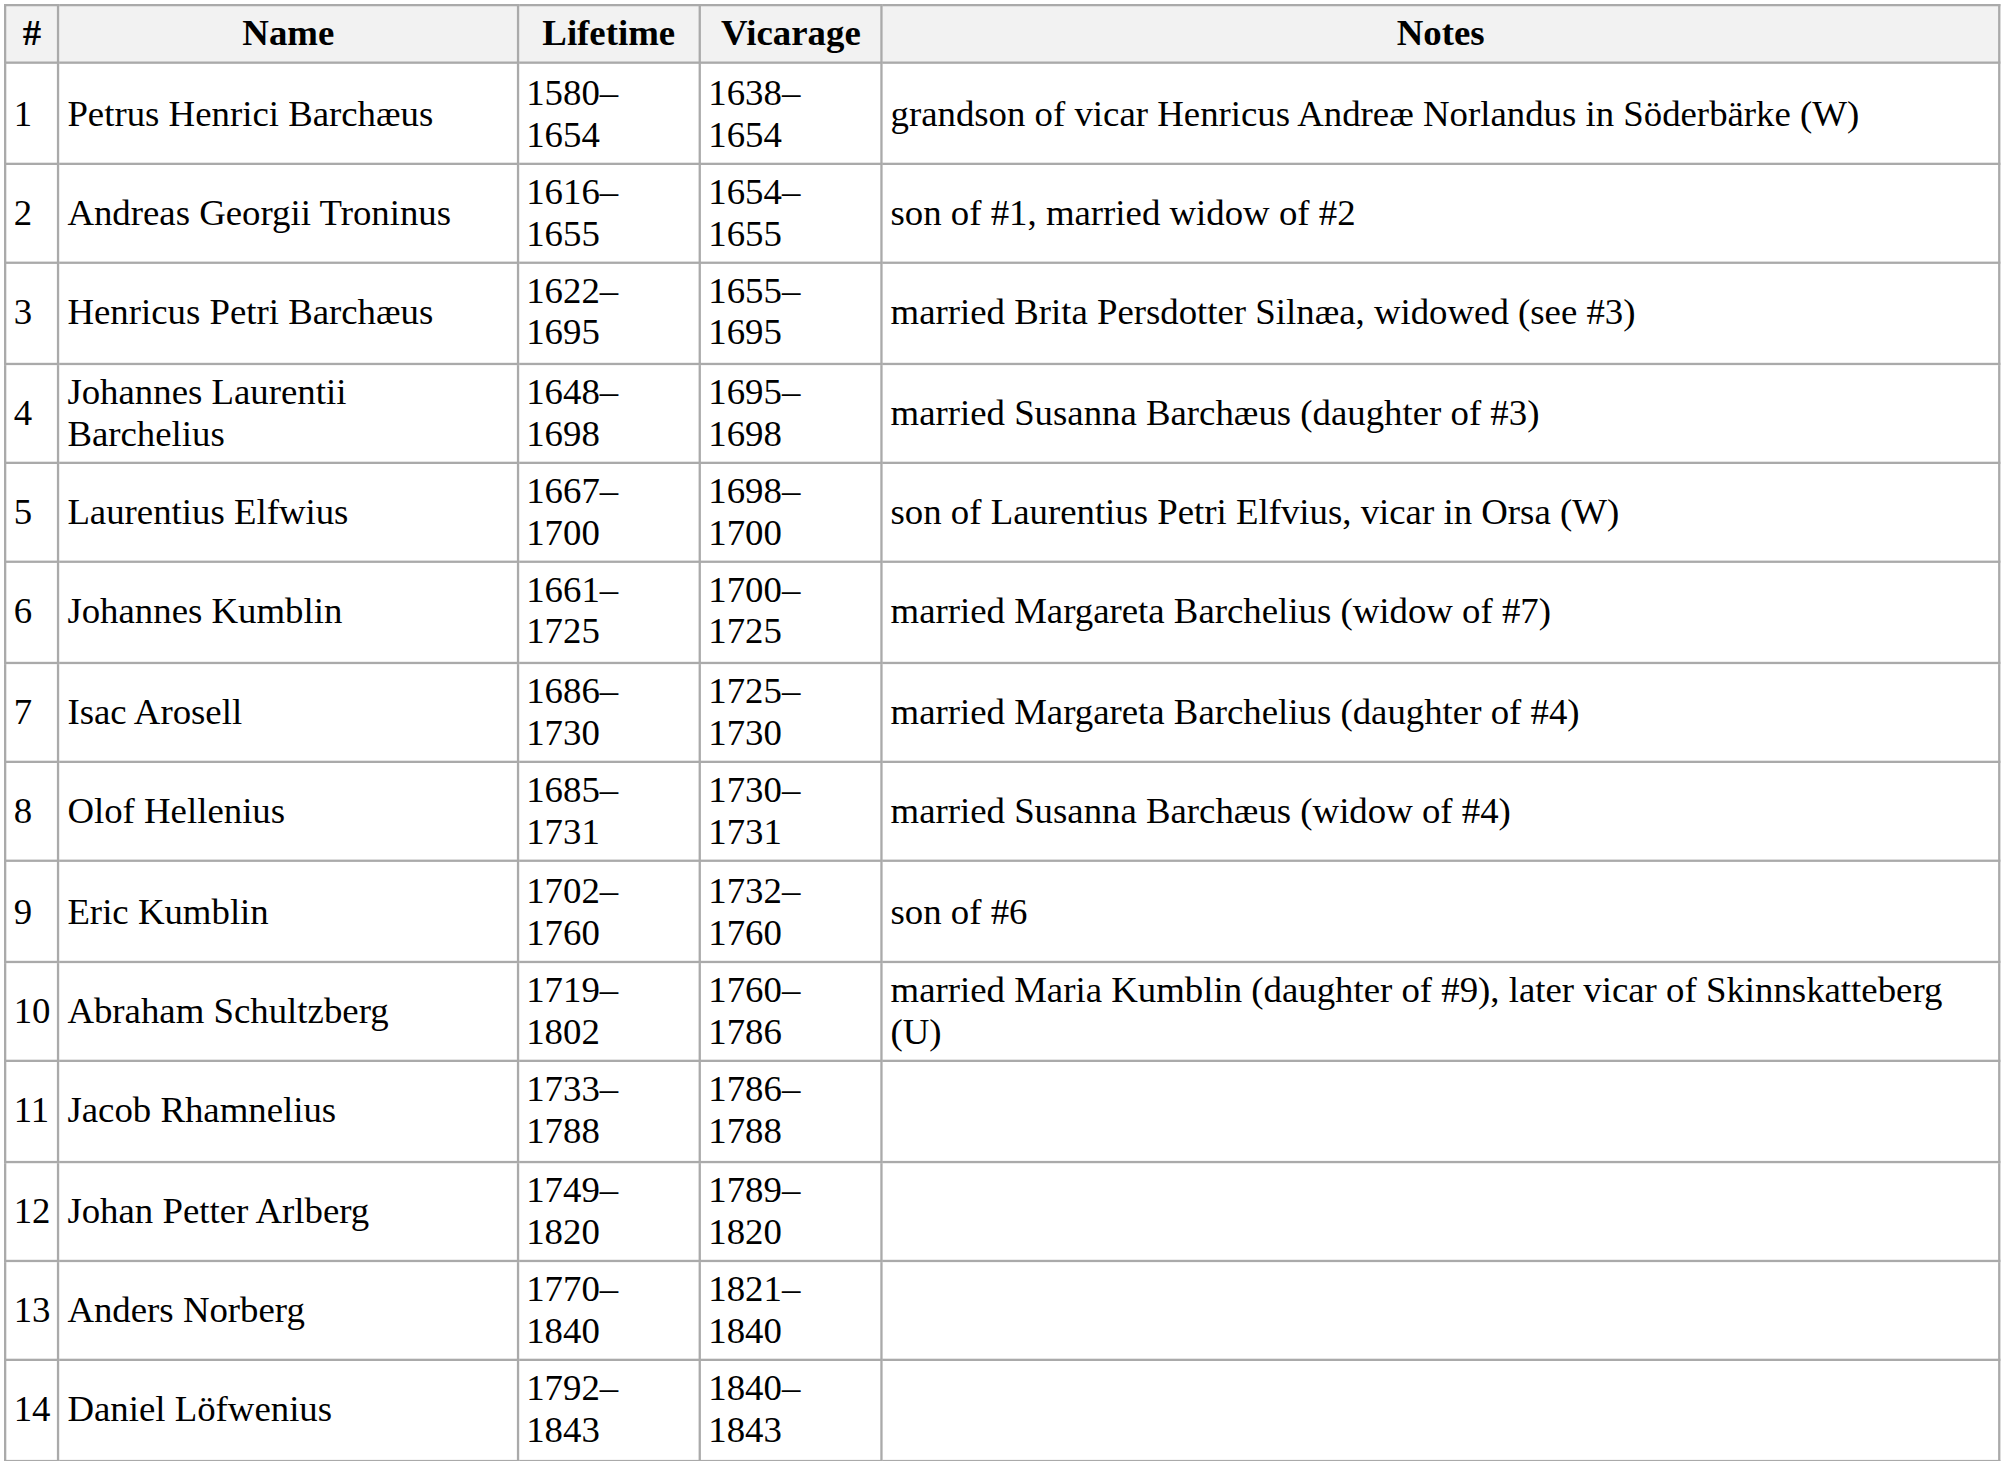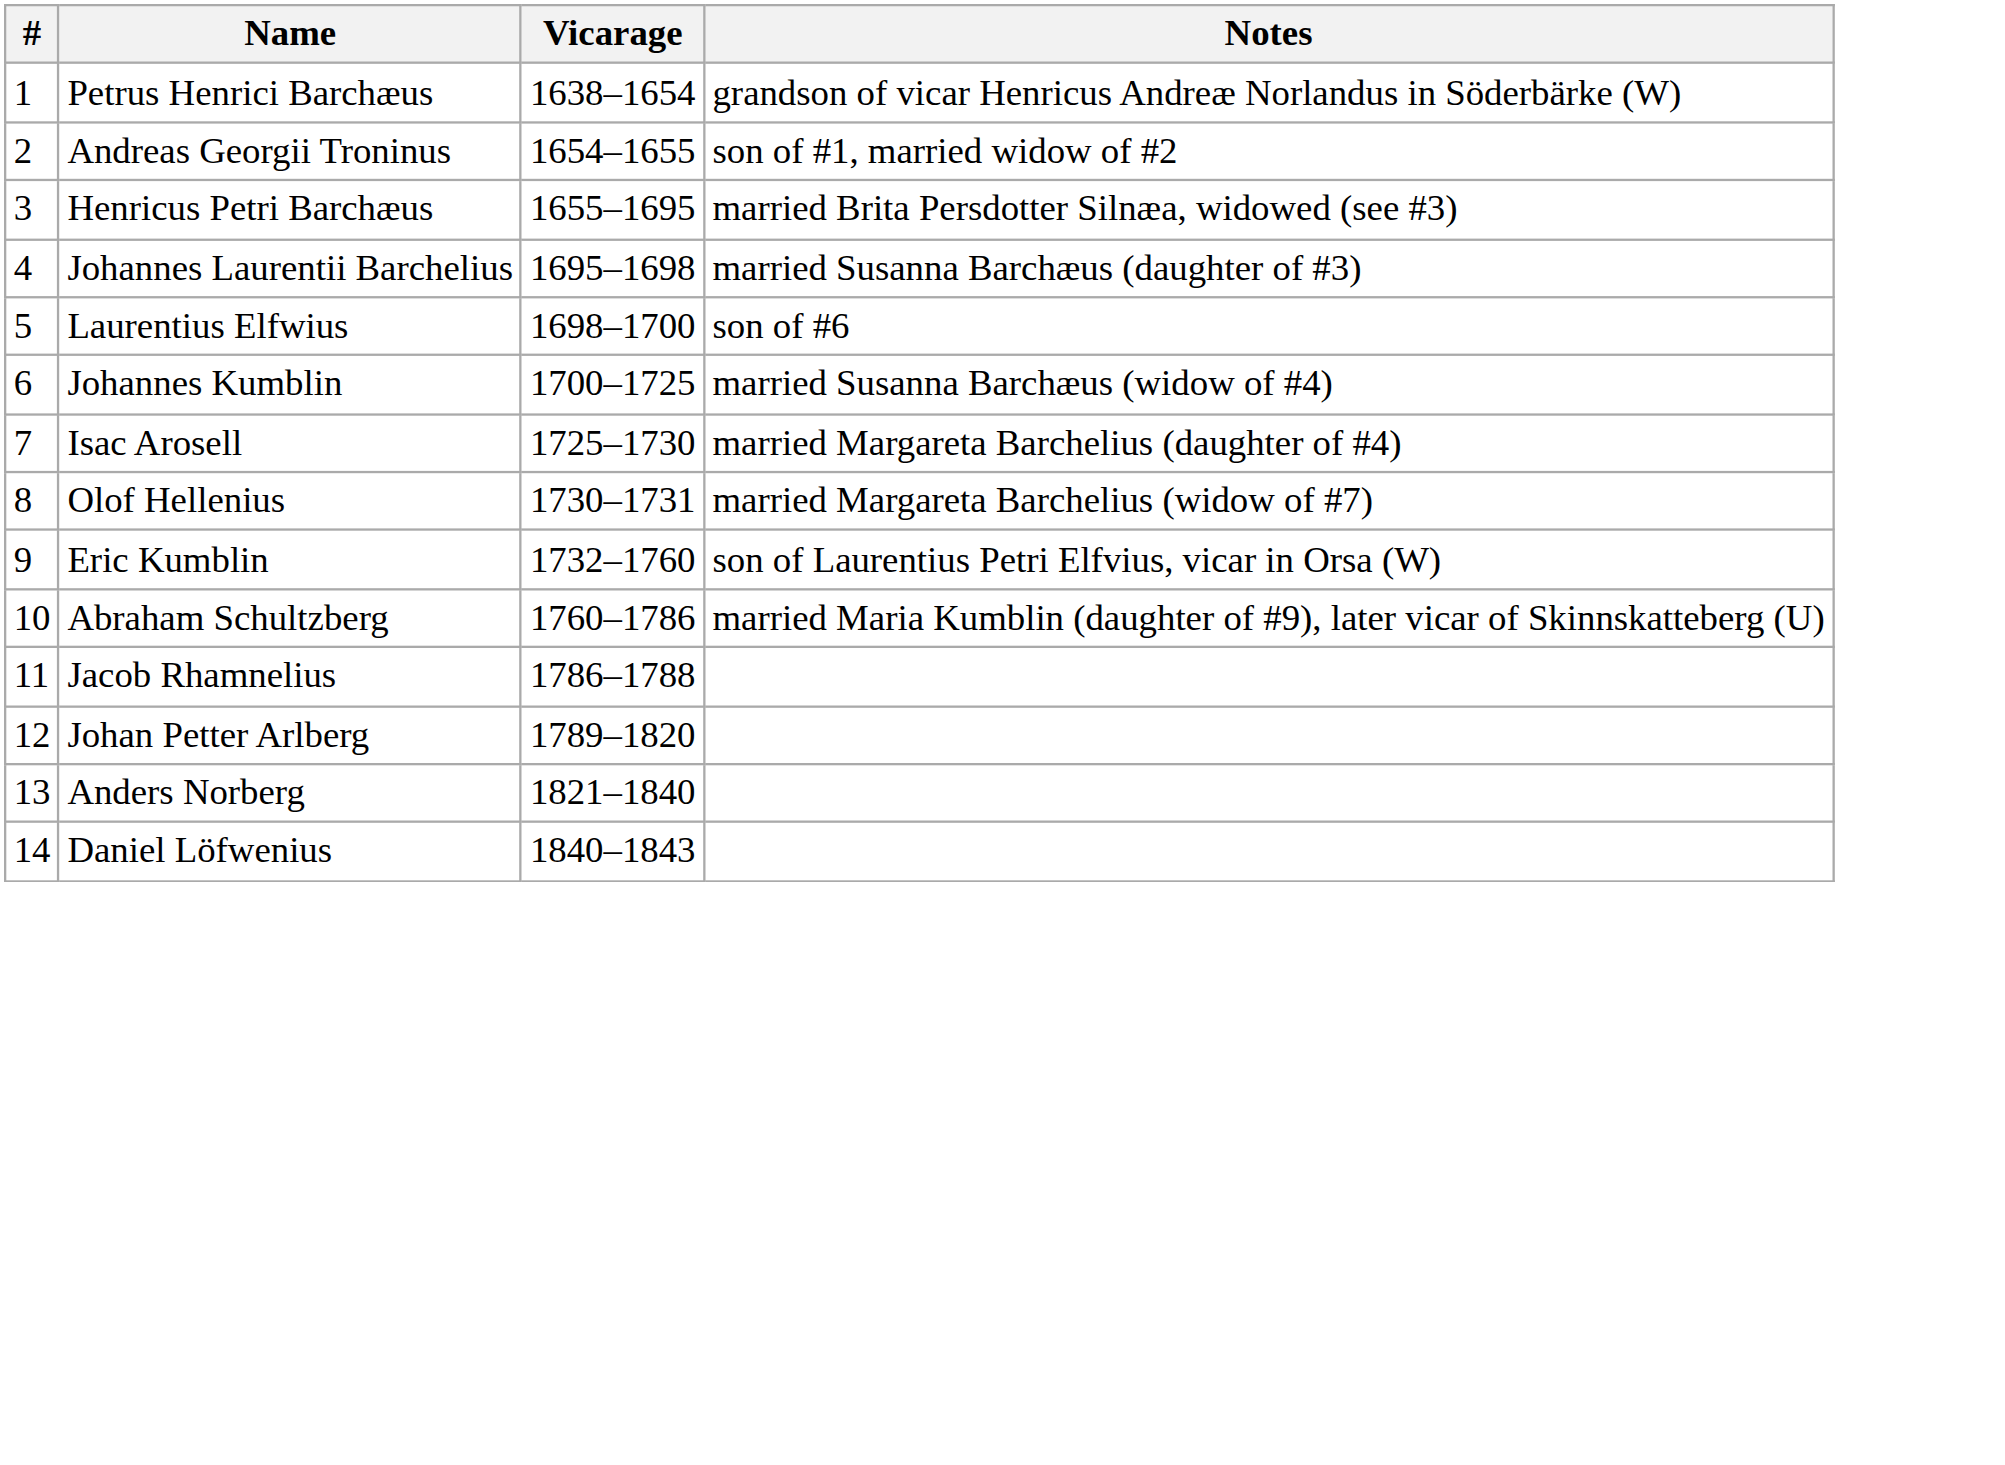- column: (609, 33)
(1255, 511) son of Laurentius Petri Elfvius, vicar in Orsa (W) -> (781, 325) son of #6
(1221, 611) married Margareta Barchelius (widow of #7) -> (1023, 383) married Susanna Barchæus (widow of #4)
(1201, 811) married Susanna Barchæus (widow of #4) -> (1043, 500) married Margareta Barchelius (widow of #7)
(959, 910) son of #6 -> (1077, 558) son of Laurentius Petri Elfvius, vicar in Orsa (W)
